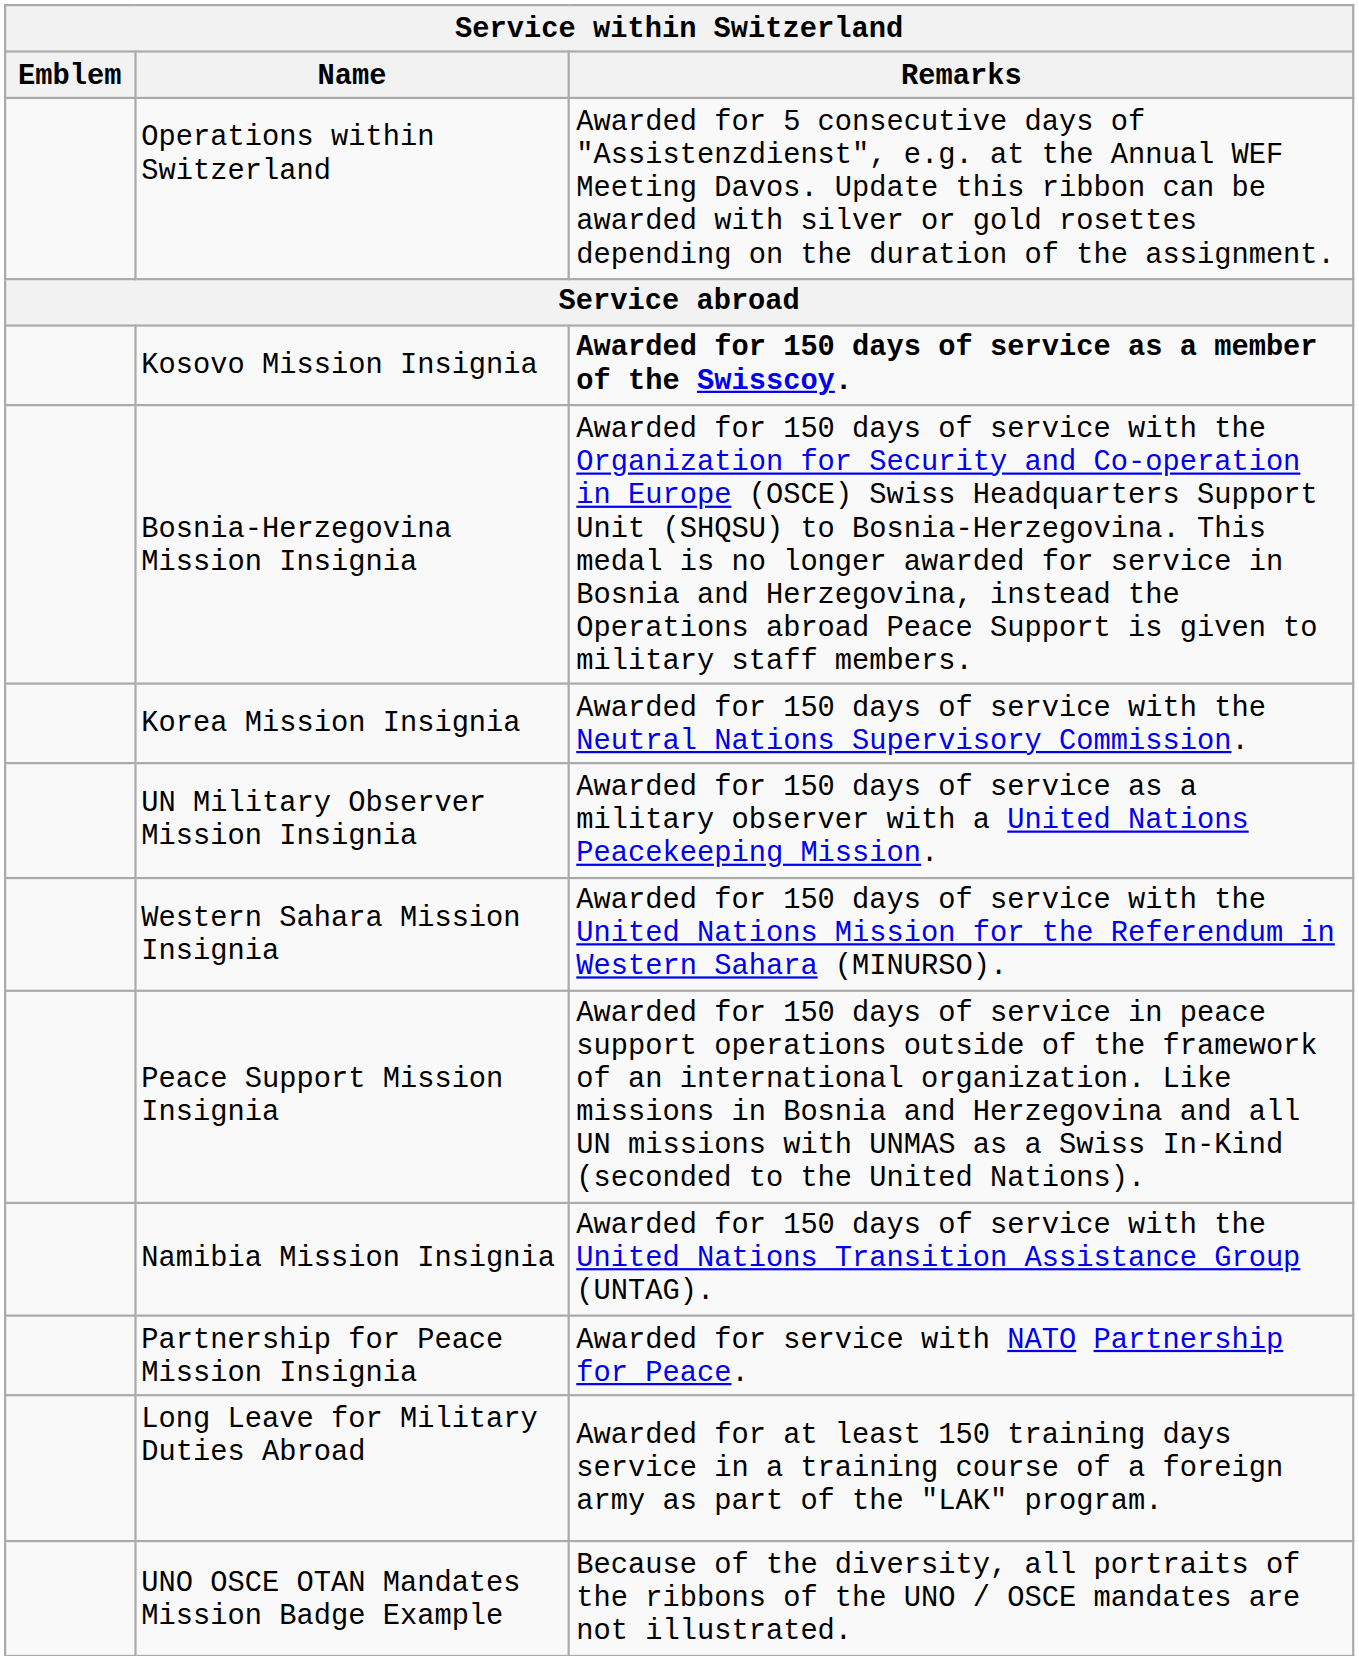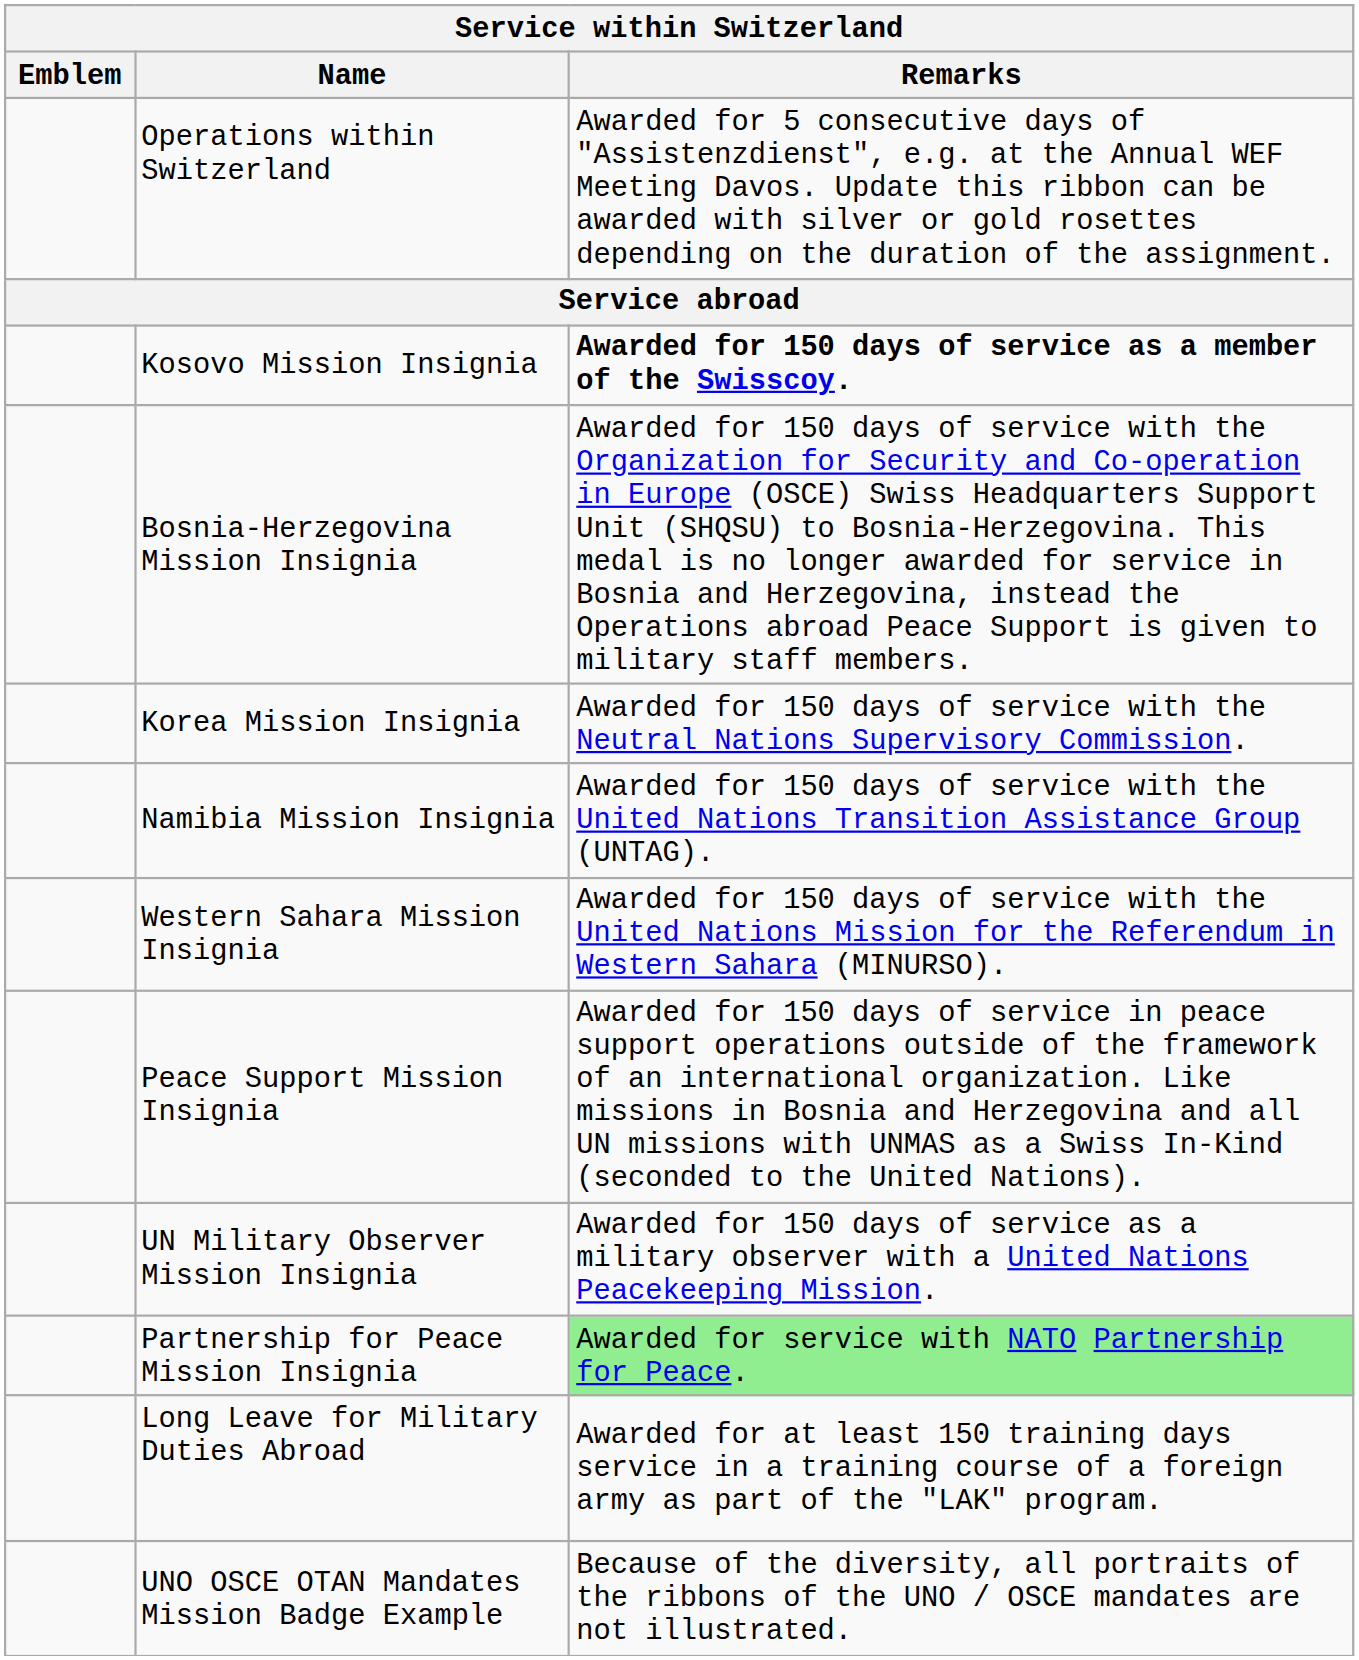rows swapped: (348, 1259) <-> (314, 820)
(930, 1356) no background -> (930, 1356) lightgreen background
